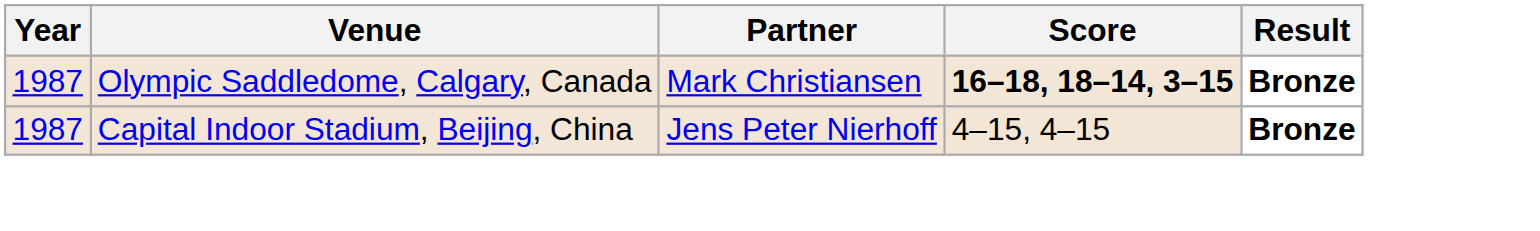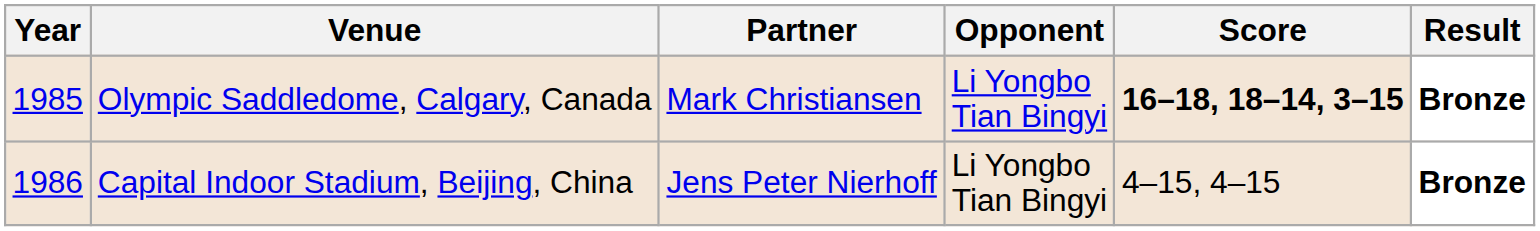+ column: (1029, 31)
(48, 81) 1987 -> (48, 98) 1985
(48, 131) 1987 -> (48, 183) 1986
